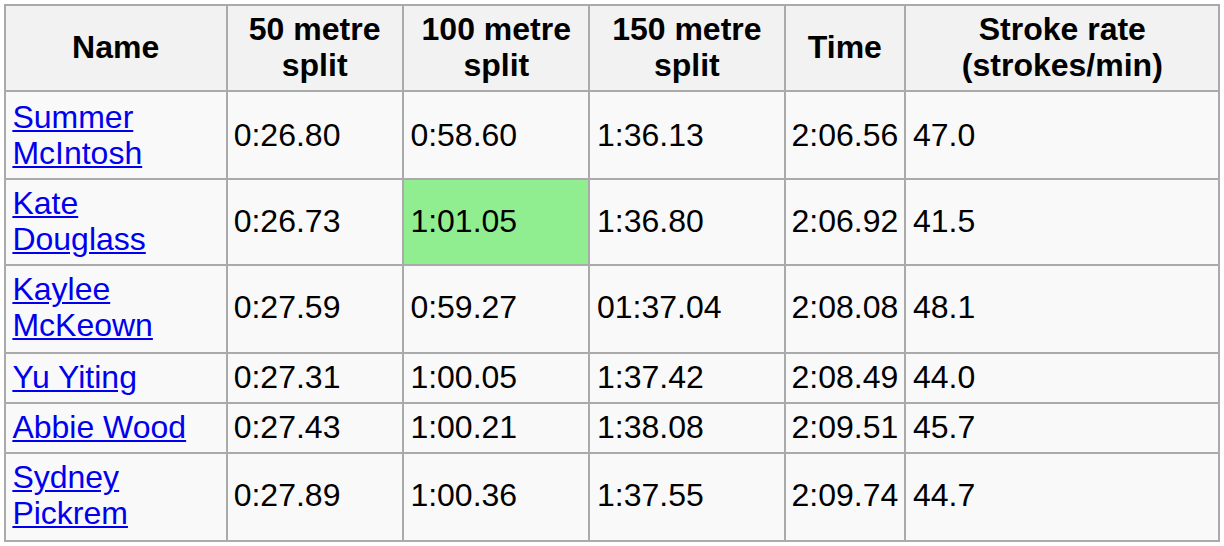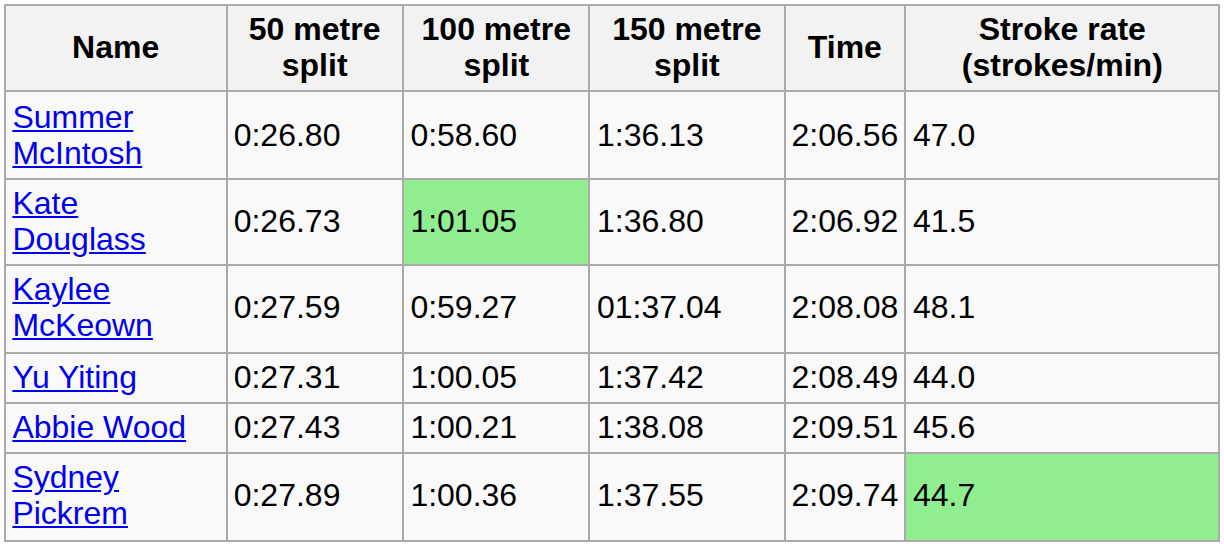(944, 427) 45.7 -> (944, 427) 45.6
(944, 496) no background -> (944, 496) lightgreen background
